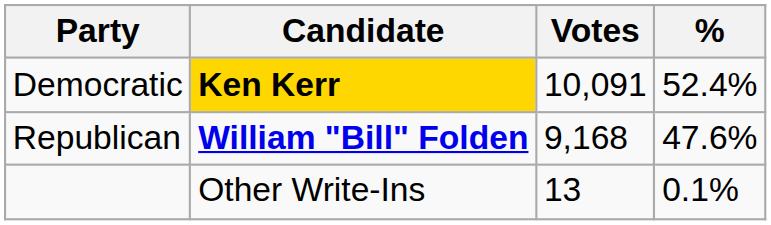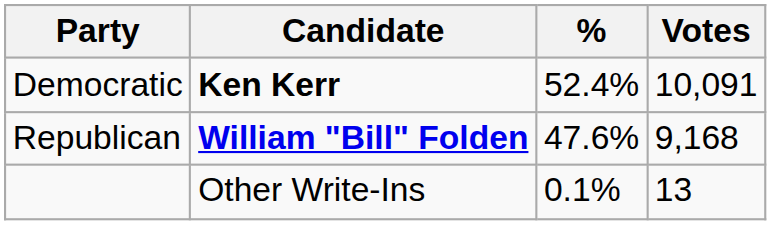columns swapped: (595, 31) <-> (710, 31)
(269, 84) gold background -> (269, 84) no background
